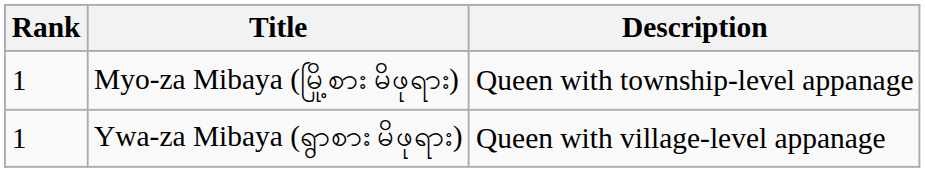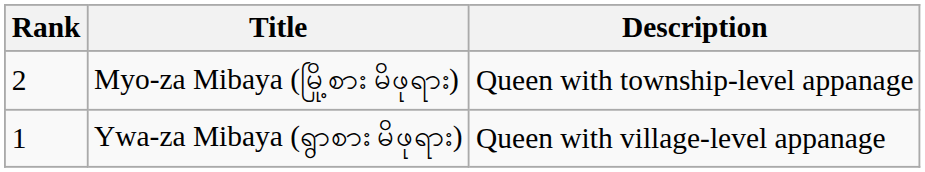(19, 80) 1 -> (19, 80) 2
